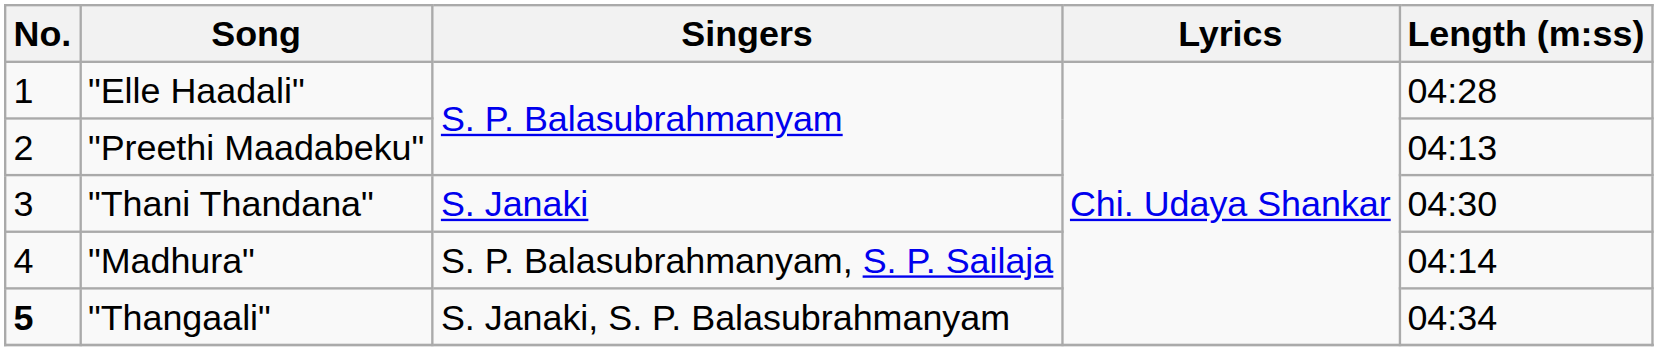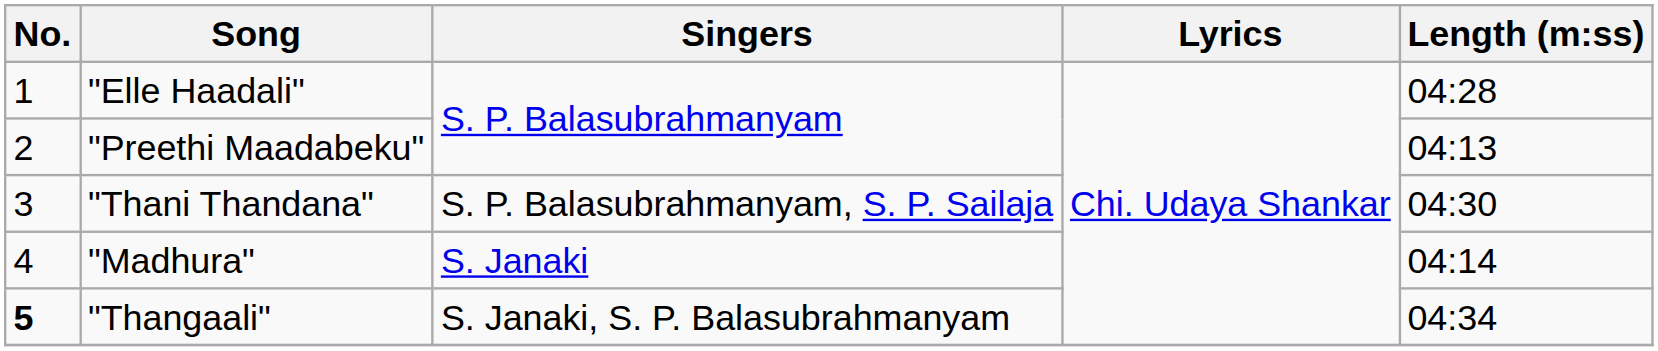(515, 204) S. Janaki -> (747, 204) S. P. Balasubrahmanyam, S. P. Sailaja
(747, 261) S. P. Balasubrahmanyam, S. P. Sailaja -> (515, 261) S. Janaki
